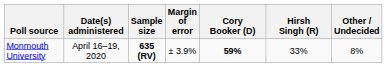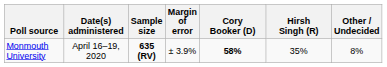(233, 51) 59% -> (233, 51) 58%
(299, 51) 33% -> (299, 51) 35%
